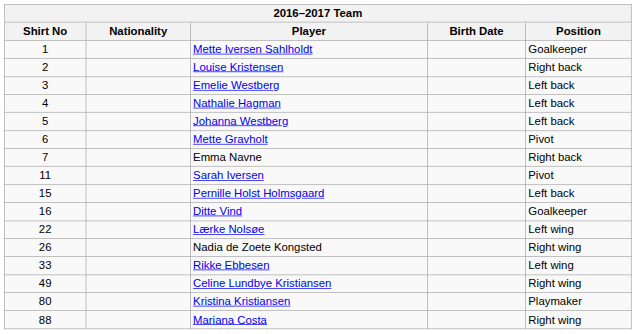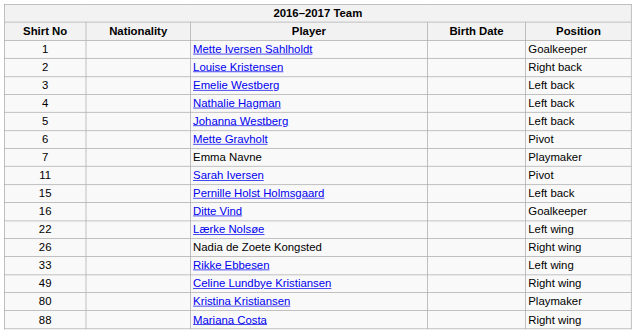(555, 157) Right back -> (555, 157) Playmaker
